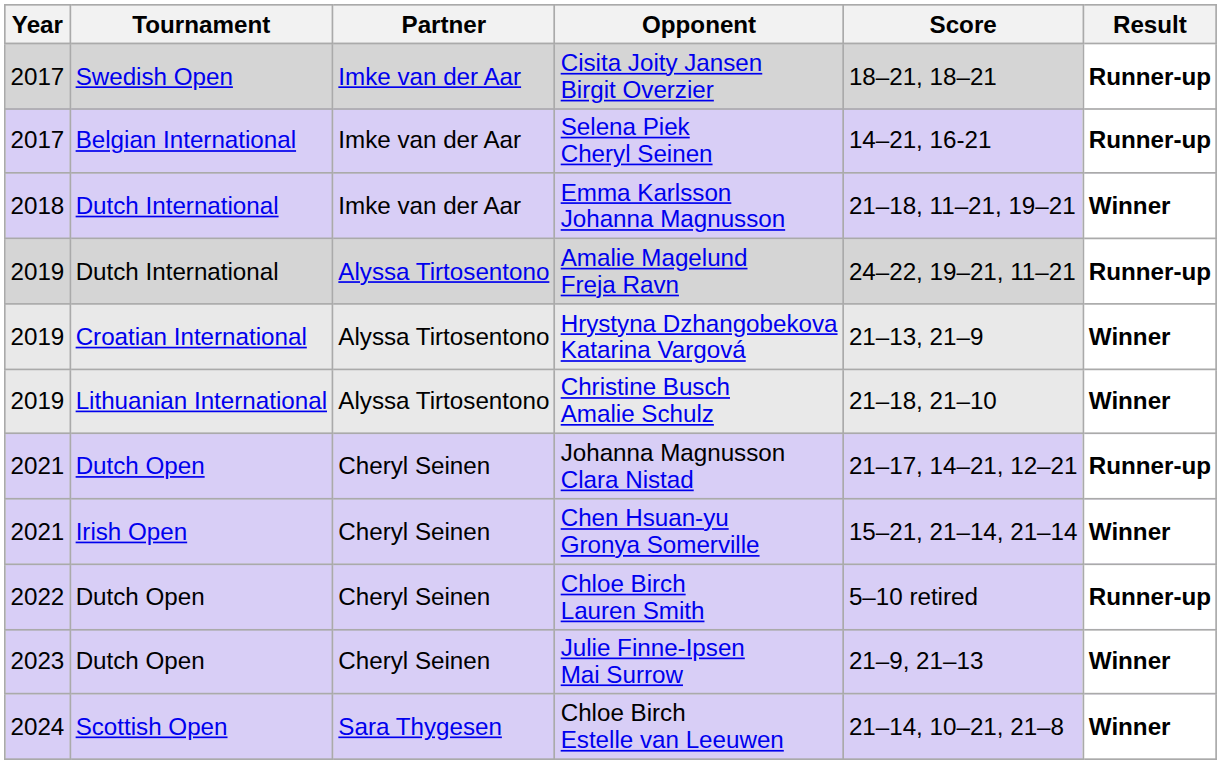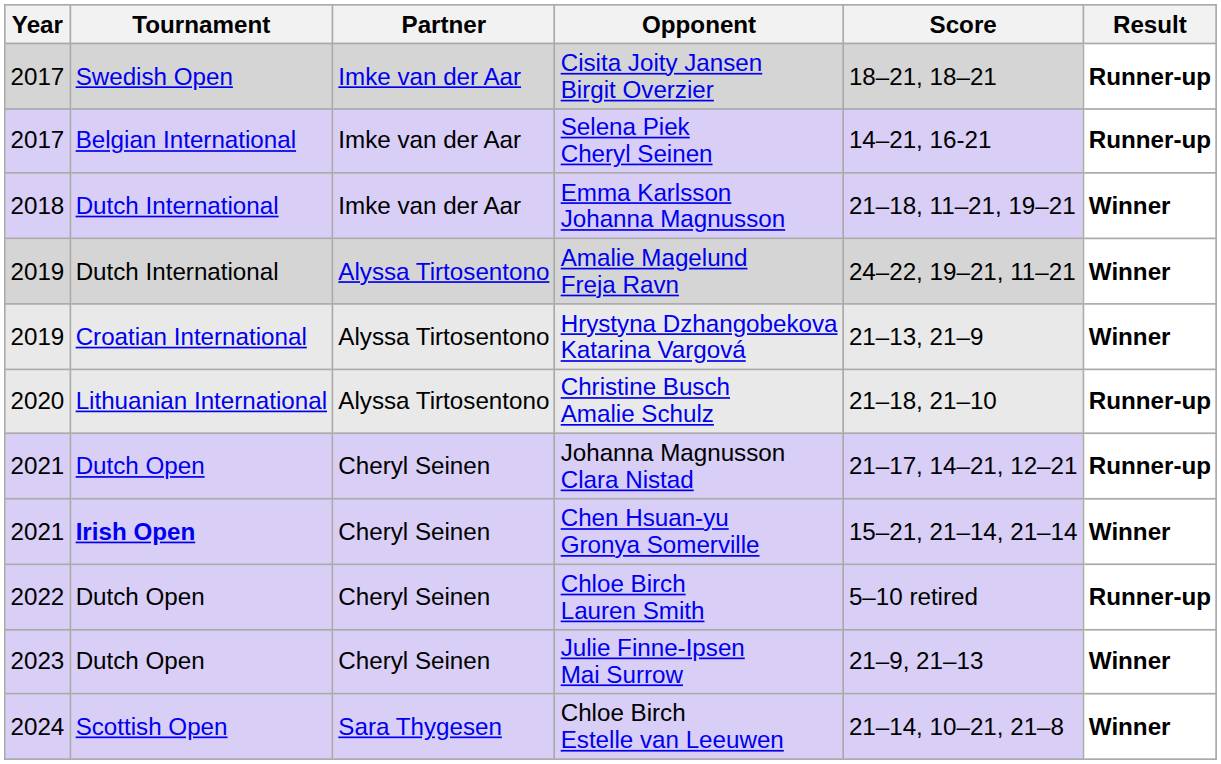(1150, 271) Runner-up -> (1130, 271) Winner
(37, 402) 2019 -> (37, 402) 2020
(1130, 402) Winner -> (1150, 402) Runner-up
(131, 532) normal -> (135, 532) bold
